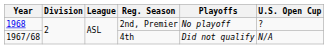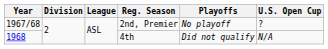(16, 24) 1968 -> (23, 24) 1967/68
(23, 37) 1967/68 -> (16, 37) 1968
